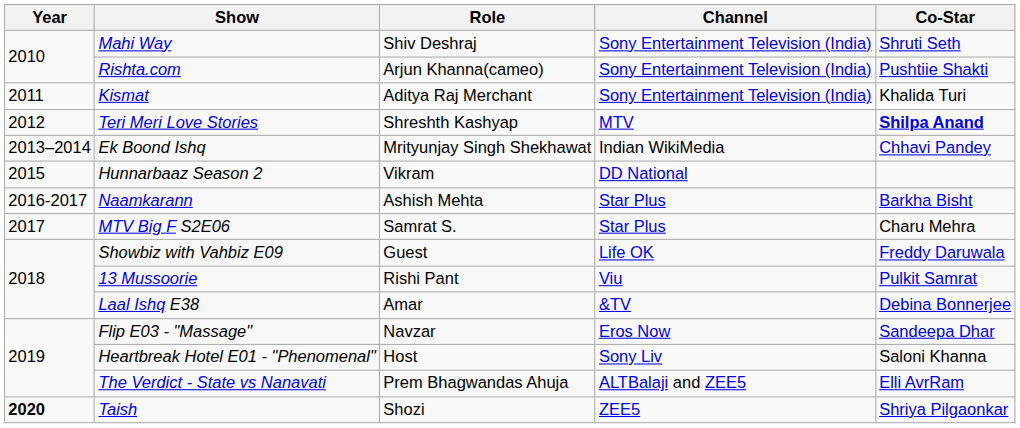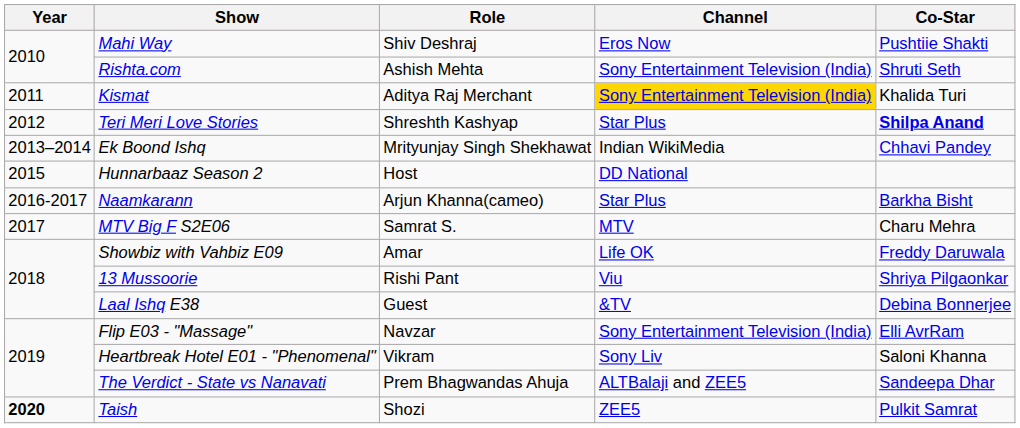(735, 43) Sony Entertainment Television (India) -> (635, 43) Eros Now
(920, 43) Shruti Seth -> (934, 43) Pushtiie Shakti
(464, 69) Arjun Khanna(cameo) -> (433, 69) Ashish Mehta
(934, 69) Pushtiie Shakti -> (920, 69) Shruti Seth
(735, 95) no background -> (735, 95) gold background
(616, 122) MTV -> (632, 122) Star Plus
(409, 174) Vikram -> (400, 174) Host
(433, 200) Ashish Mehta -> (464, 200) Arjun Khanna(cameo)
(632, 226) Star Plus -> (616, 226) MTV
(405, 252) Guest -> (403, 252) Amar
(928, 278) Pulkit Samrat -> (944, 278) Shriya Pilgaonkar
(403, 305) Amar -> (405, 305) Guest
(635, 331) Eros Now -> (735, 331) Sony Entertainment Television (India)
(937, 331) Sandeepa Dhar -> (922, 331) Elli AvrRam
(400, 357) Host -> (409, 357) Vikram
(922, 383) Elli AvrRam -> (937, 383) Sandeepa Dhar
(944, 409) Shriya Pilgaonkar -> (928, 409) Pulkit Samrat
